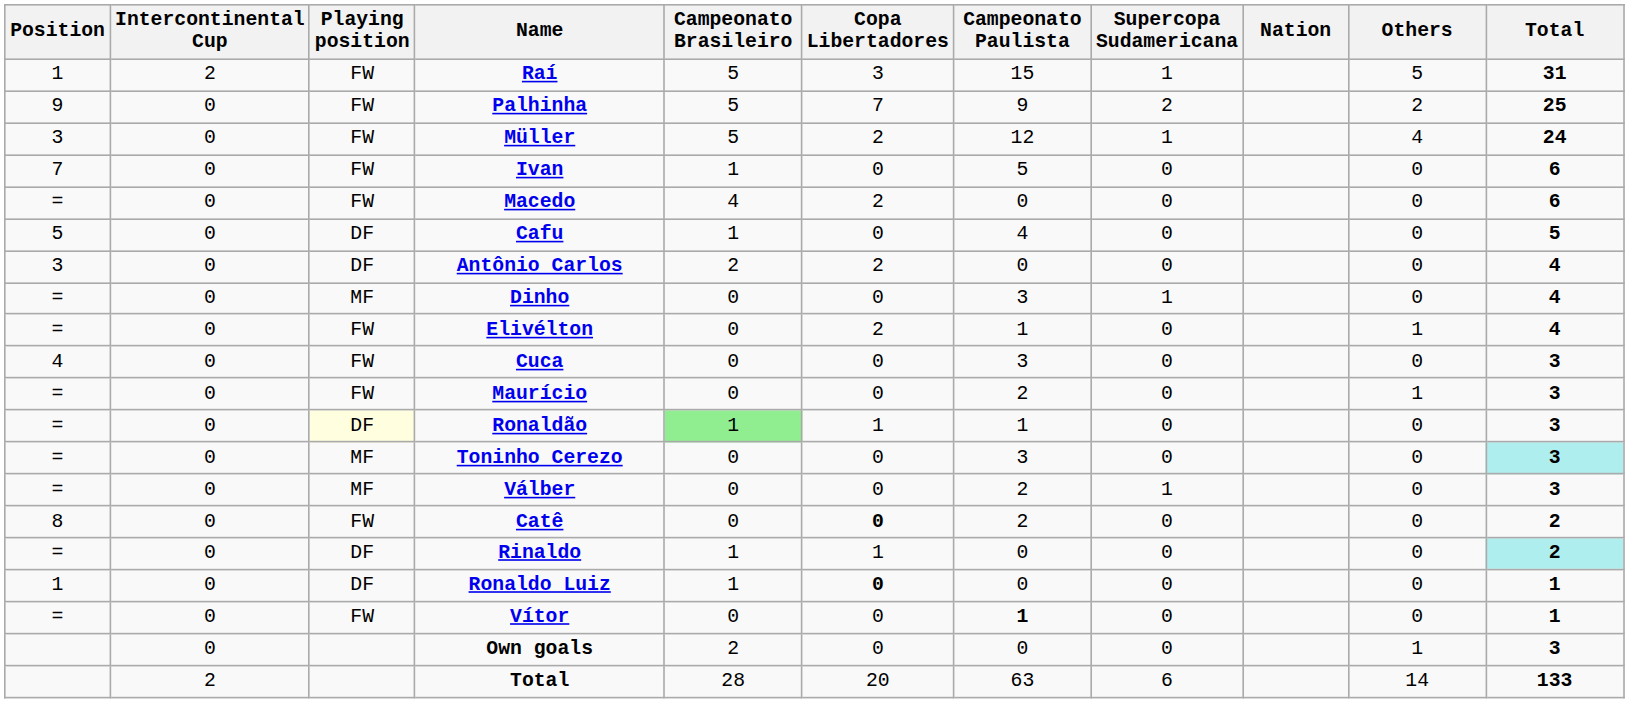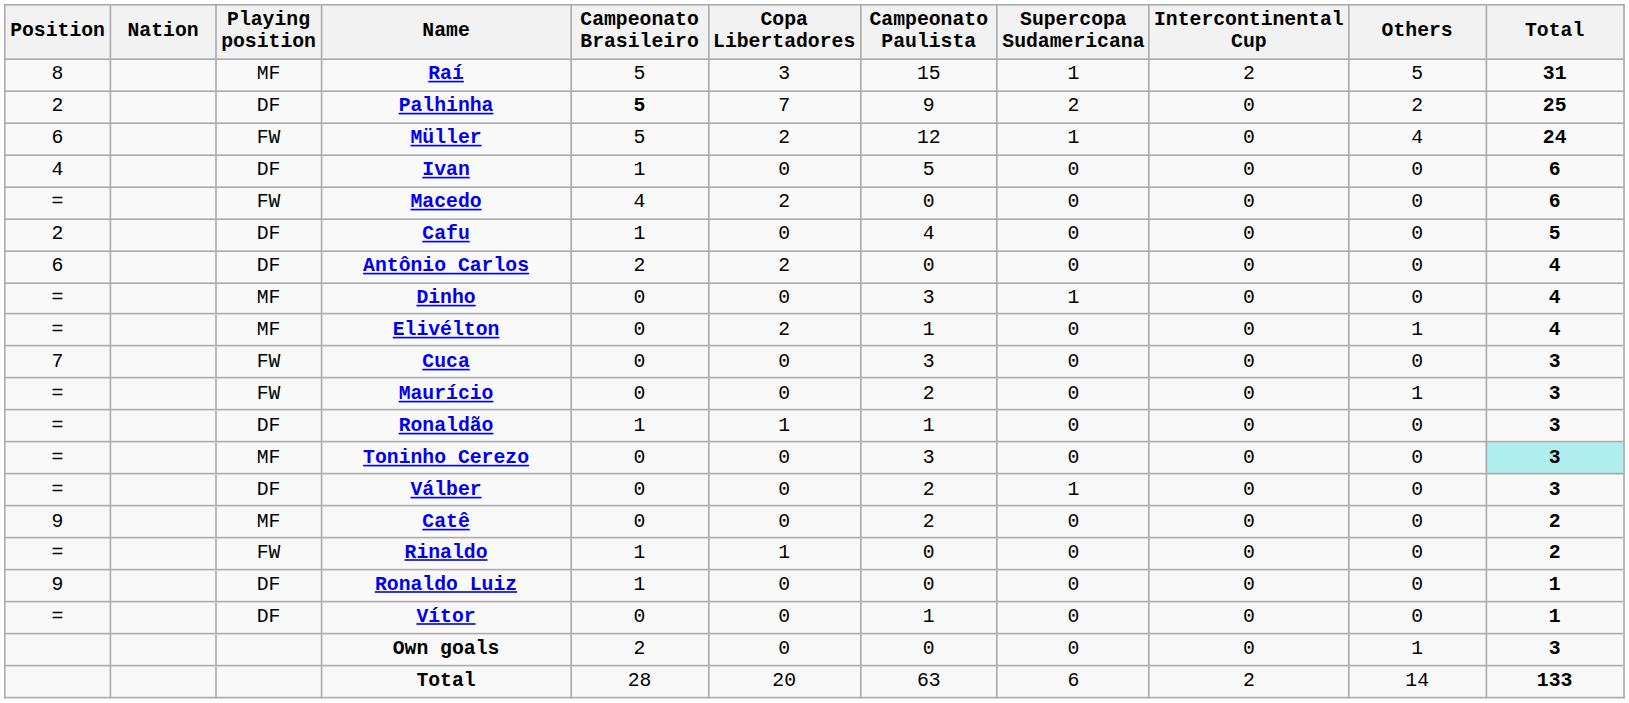columns swapped: (1296, 32) <-> (210, 32)
(58, 75) 1 -> (58, 75) 8
(362, 75) FW -> (269, 75) MF
(58, 107) 9 -> (58, 107) 2
(362, 107) FW -> (269, 107) DF
(733, 107) normal -> (640, 107) bold
(58, 139) 3 -> (58, 139) 6
(58, 171) 7 -> (58, 171) 4
(362, 171) FW -> (269, 171) DF
(58, 235) 5 -> (58, 235) 2
(58, 267) 3 -> (58, 267) 6
(362, 331) FW -> (269, 331) MF
(58, 362) 4 -> (58, 362) 7
(362, 426) lightyellow background -> (269, 426) no background
(733, 426) lightgreen background -> (640, 426) no background
(362, 490) MF -> (269, 490) DF
(58, 522) 8 -> (58, 522) 9
(362, 522) FW -> (269, 522) MF
(878, 522) bold -> (784, 522) normal
(362, 554) DF -> (269, 554) FW
(1555, 554) paleturquoise background -> (1555, 554) no background
(58, 586) 1 -> (58, 586) 9
(878, 586) bold -> (784, 586) normal
(362, 618) FW -> (269, 618) DF
(1022, 618) bold -> (929, 618) normal
